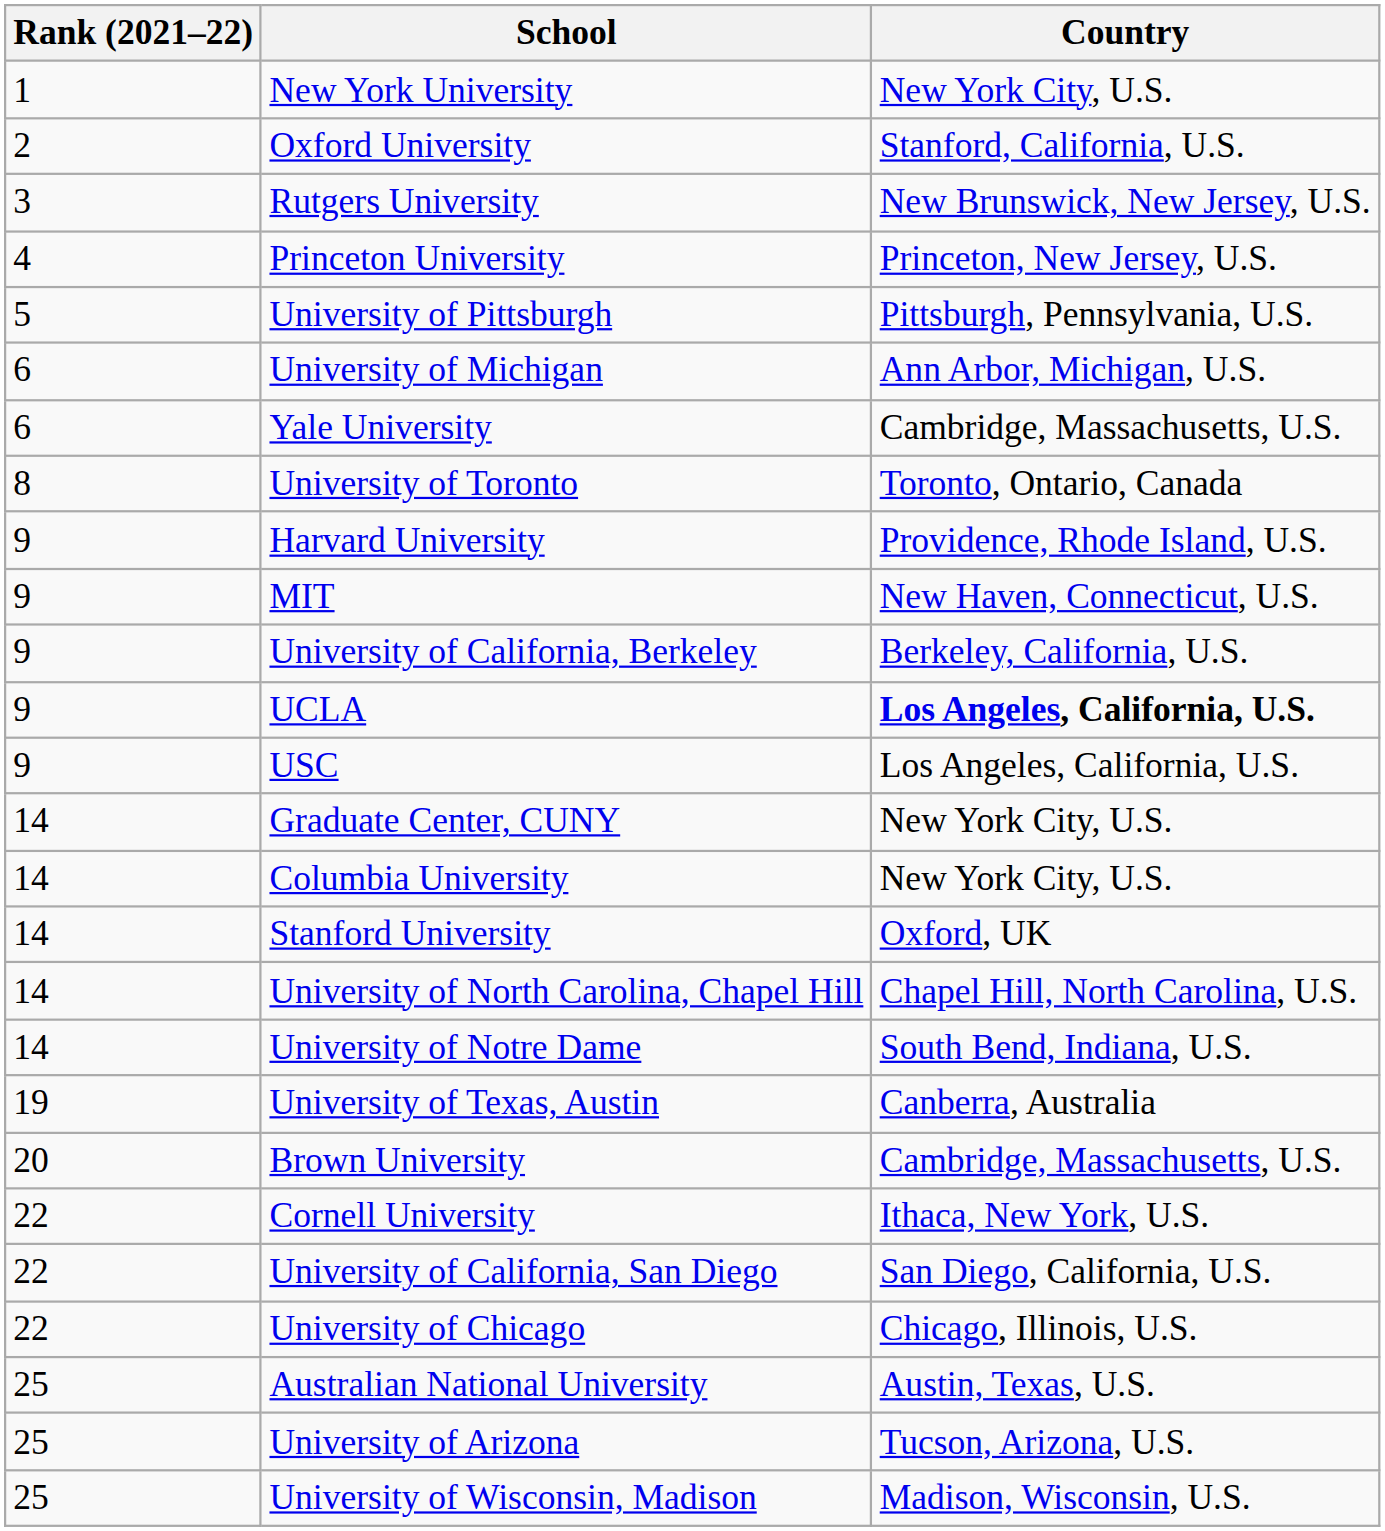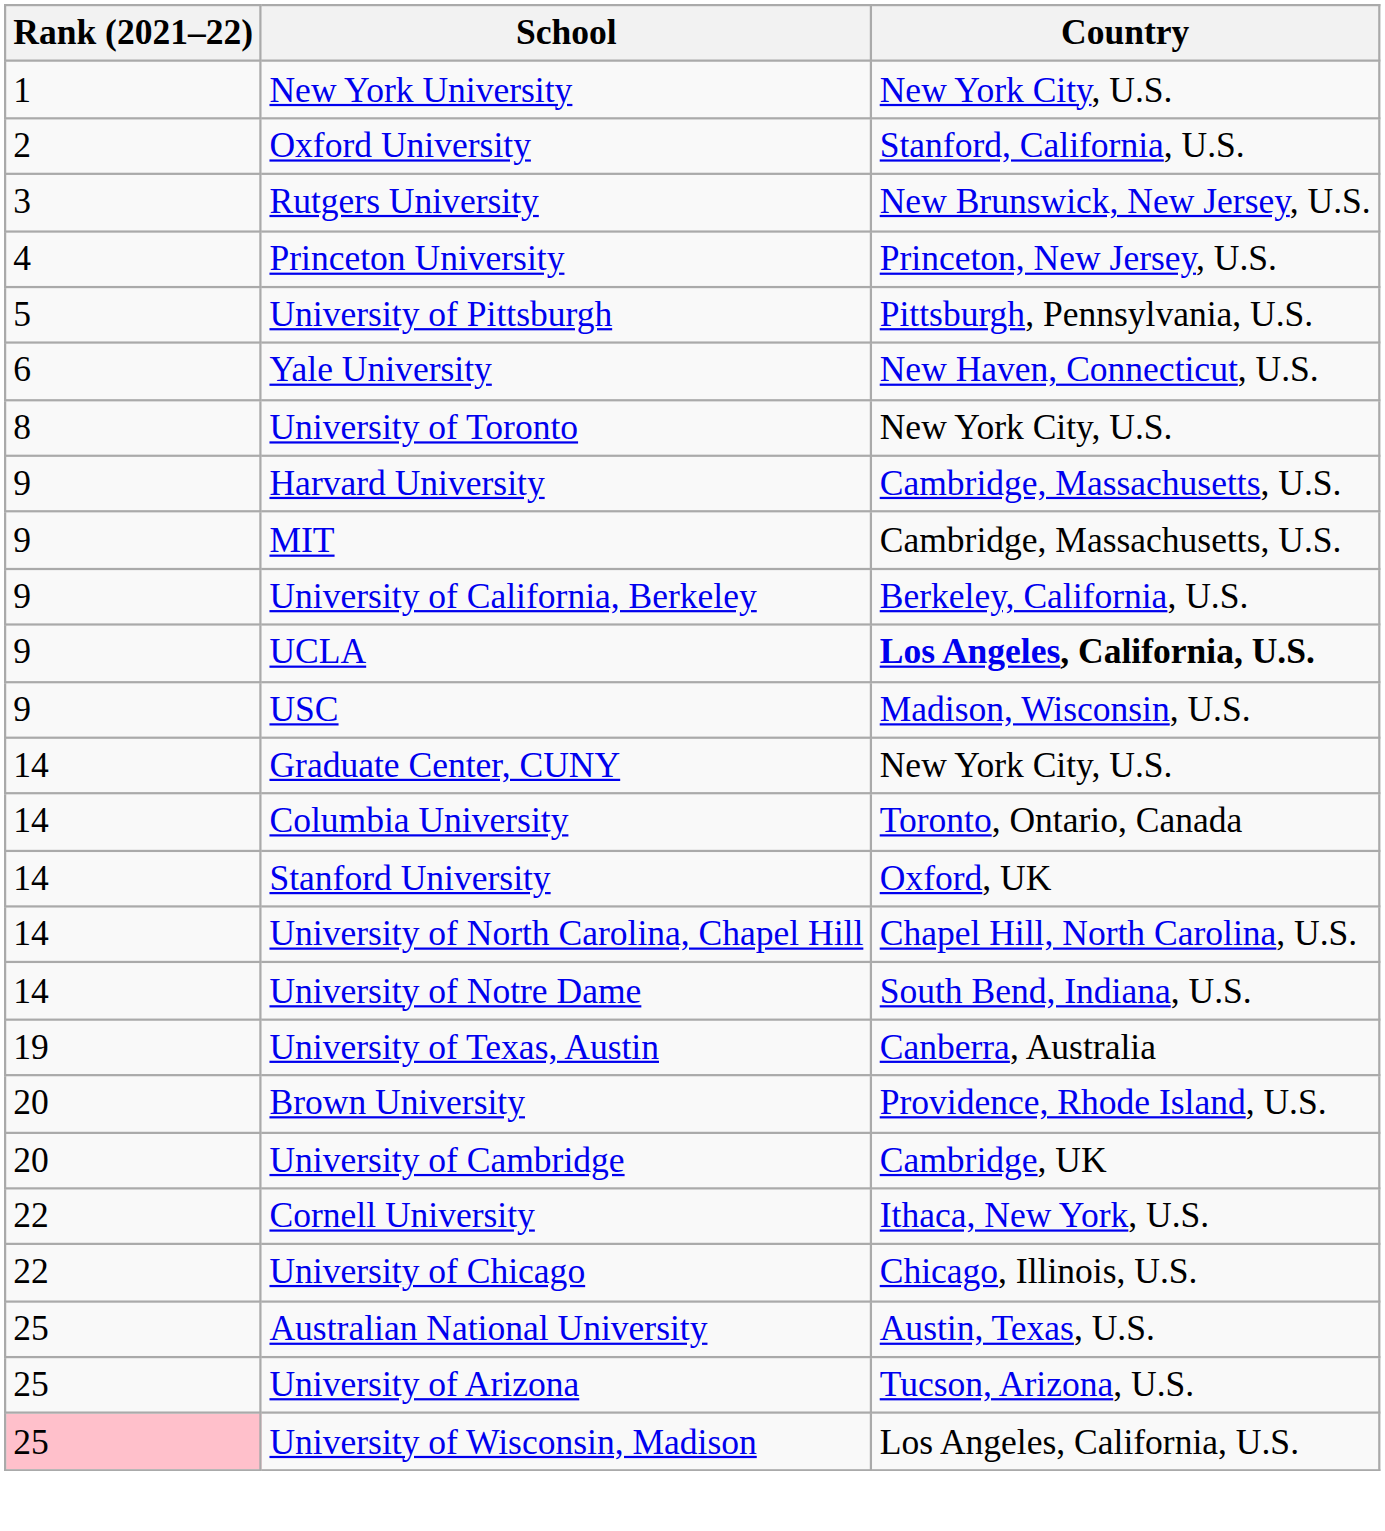- row: (436, 370)
(1111, 426) Cambridge, Massachusetts, U.S. -> (1099, 370) New Haven, Connecticut, U.S.
(1061, 483) Toronto, Ontario, Canada -> (1026, 426) New York City, U.S.
(1103, 539) Providence, Rhode Island, U.S. -> (1111, 483) Cambridge, Massachusetts, U.S.
(1099, 595) New Haven, Connecticut, U.S. -> (1111, 539) Cambridge, Massachusetts, U.S.
(1089, 764) Los Angeles, California, U.S. -> (1065, 708) Madison, Wisconsin, U.S.
(1026, 877) New York City, U.S. -> (1061, 821) Toronto, Ontario, Canada
(1111, 1159) Cambridge, Massachusetts, U.S. -> (1103, 1102) Providence, Rhode Island, U.S.
+ row: (447, 1159)
- row: (523, 1271)
(31, 1497) no background -> (31, 1440) pink background
(1065, 1497) Madison, Wisconsin, U.S. -> (1089, 1440) Los Angeles, California, U.S.
